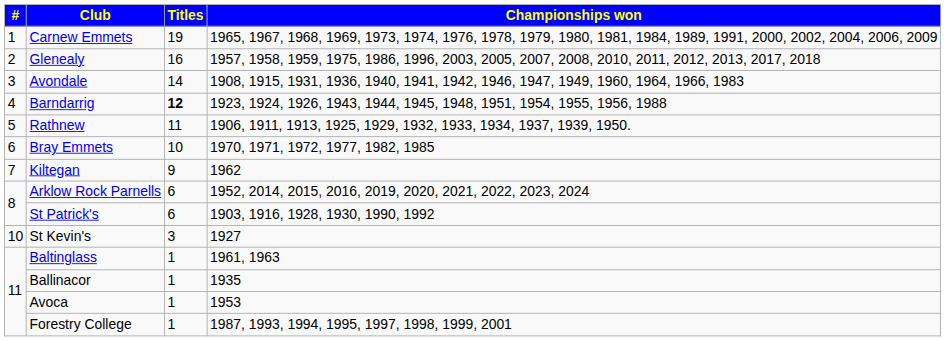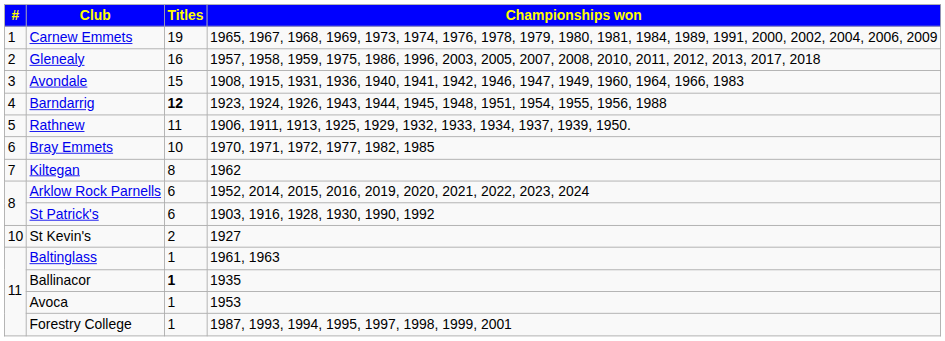(175, 81) 14 -> (175, 81) 15
(171, 170) 9 -> (171, 170) 8
(171, 236) 3 -> (171, 236) 2
(171, 280) normal -> (171, 280) bold
